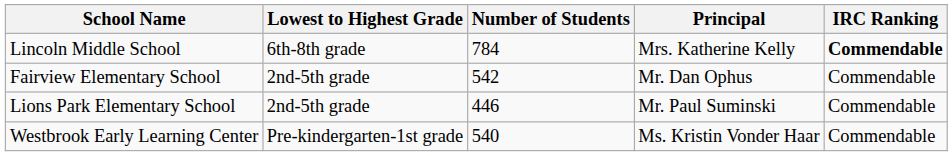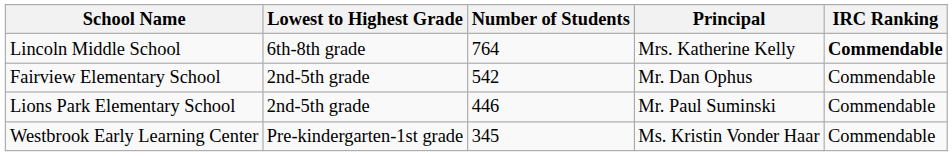(486, 48) 784 -> (486, 48) 764
(486, 135) 540 -> (486, 135) 345
